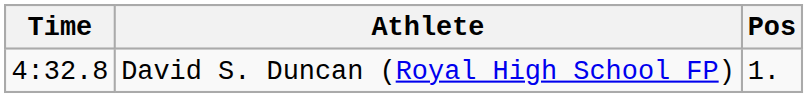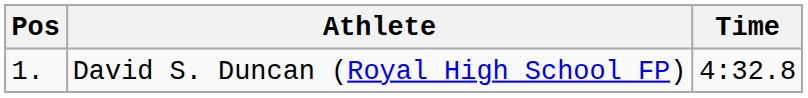columns swapped: (772, 27) <-> (60, 27)
